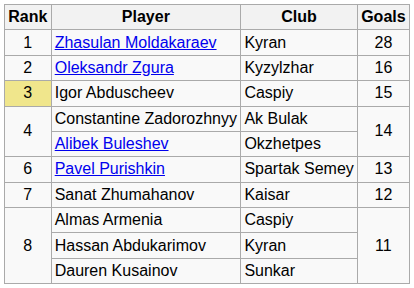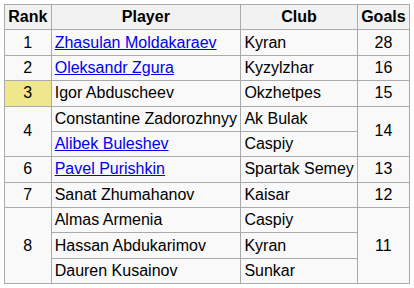(269, 93) Caspiy -> (283, 93) Okzhetpes
(283, 144) Okzhetpes -> (269, 144) Caspiy
